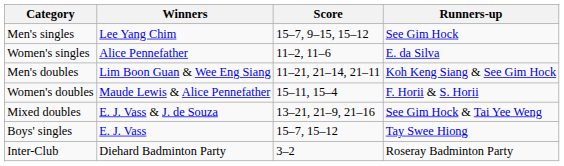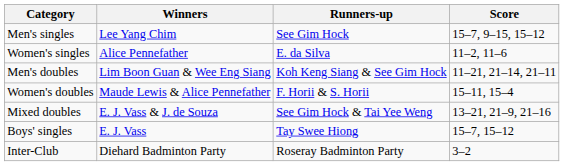columns swapped: (471, 14) <-> (328, 14)
